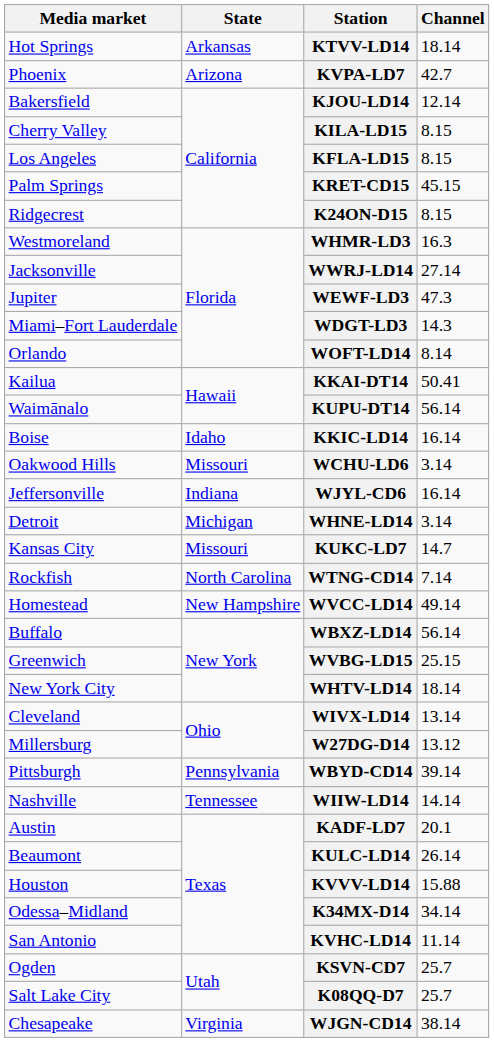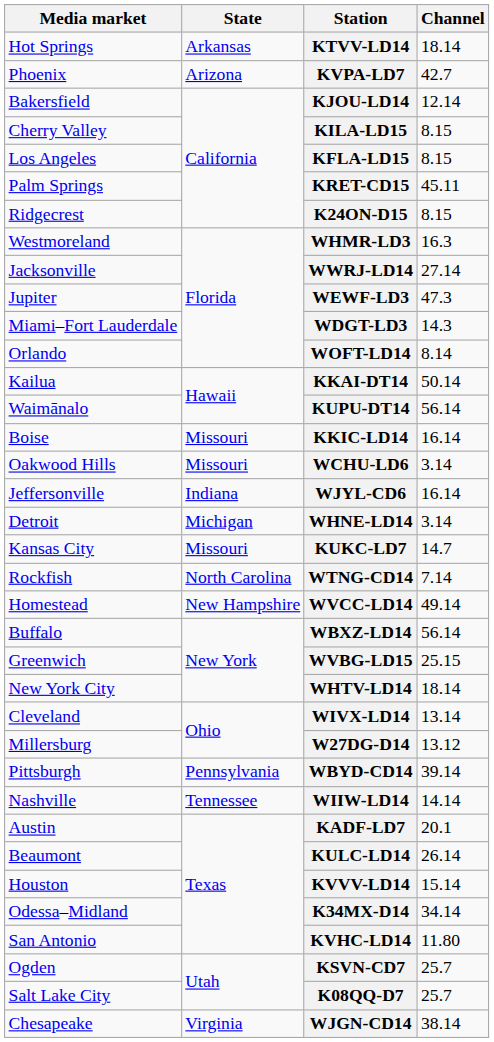(441, 185) 45.15 -> (441, 185) 45.11
(441, 381) 50.41 -> (441, 381) 50.14
(205, 437) Idaho -> (217, 437) Missouri
(441, 883) 15.88 -> (441, 883) 15.14
(441, 939) 11.14 -> (441, 939) 11.80
